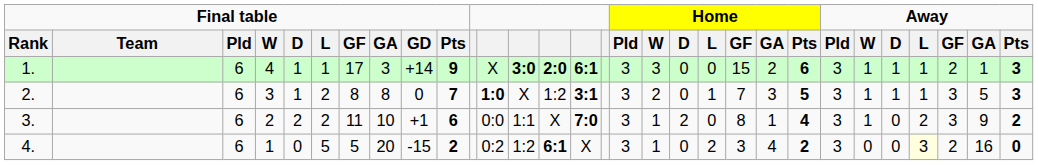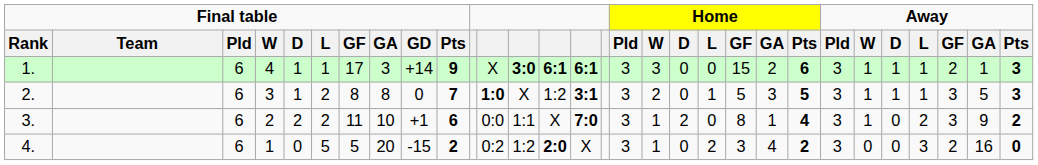(555, 69) 2:0 -> (555, 69) 6:1
(741, 95) 7 -> (741, 95) 5
(555, 146) 6:1 -> (555, 146) 2:0
(924, 146) lightyellow background -> (924, 146) no background
